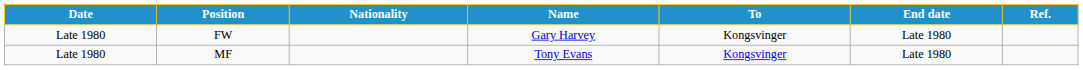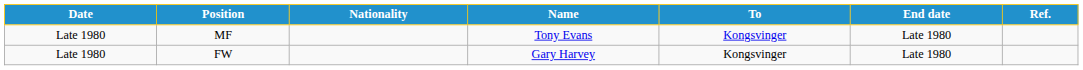rows swapped: (223, 55) <-> (223, 35)
